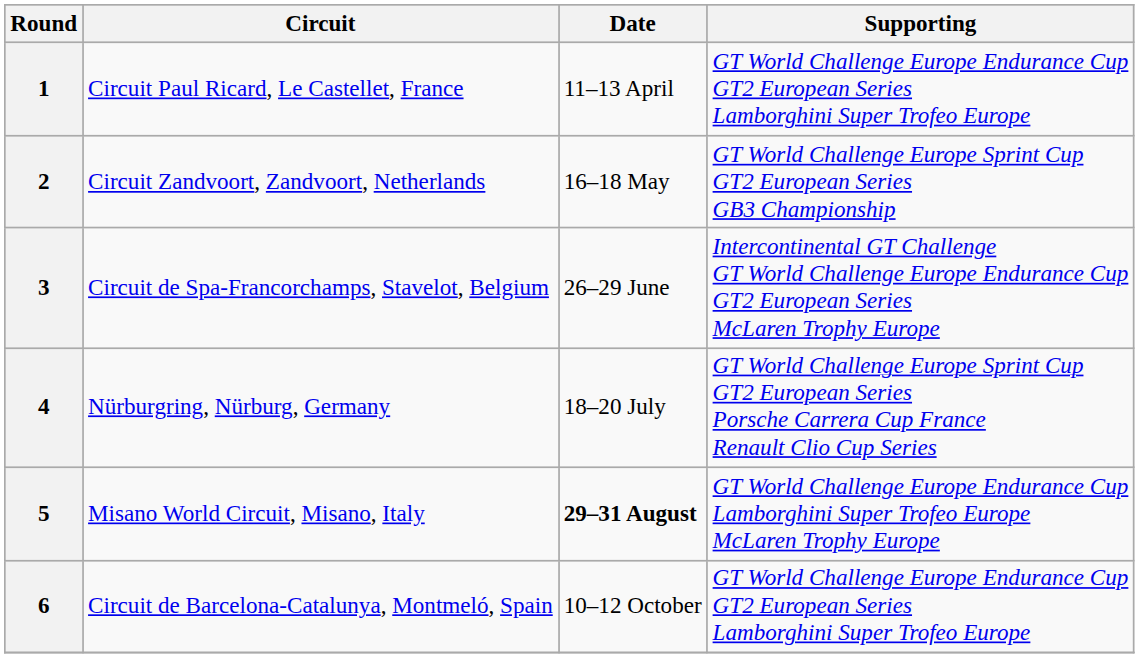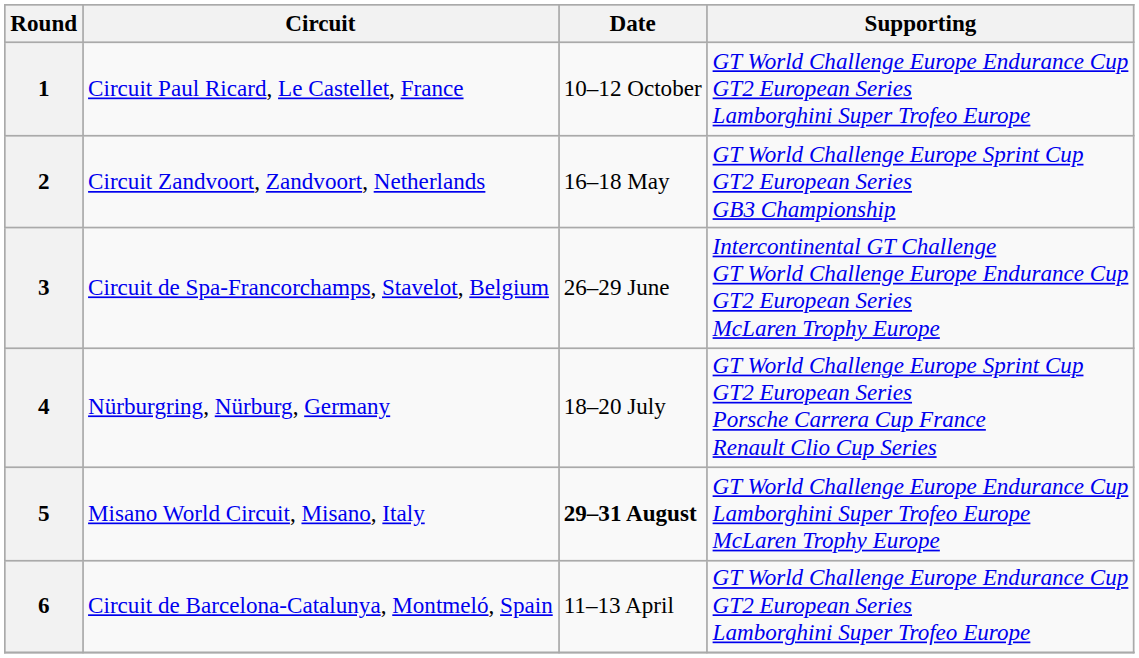(619, 88) 11–13 April -> (633, 88) 10–12 October
(633, 605) 10–12 October -> (619, 605) 11–13 April
